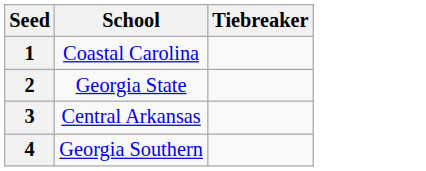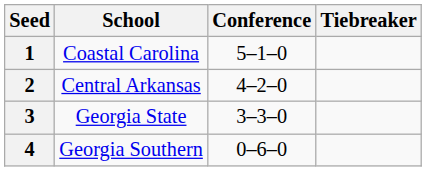+ column: (262, 20)
(131, 85) Georgia State -> (131, 85) Central Arkansas
(131, 117) Central Arkansas -> (131, 117) Georgia State
